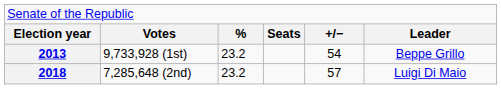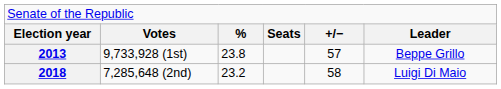(233, 53) 23.2 -> (233, 53) 23.8
(334, 53) 54 -> (334, 53) 57
(334, 73) 57 -> (334, 73) 58
